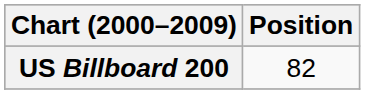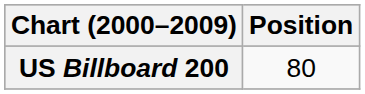(301, 67) 82 -> (301, 67) 80
